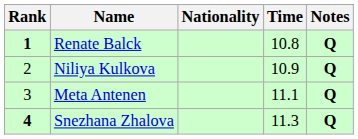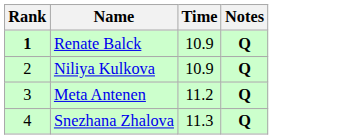- column: (221, 17)
(285, 43) 10.8 -> (199, 43) 10.9
(285, 95) 11.1 -> (199, 95) 11.2
(27, 120) bold -> (27, 120) normal
